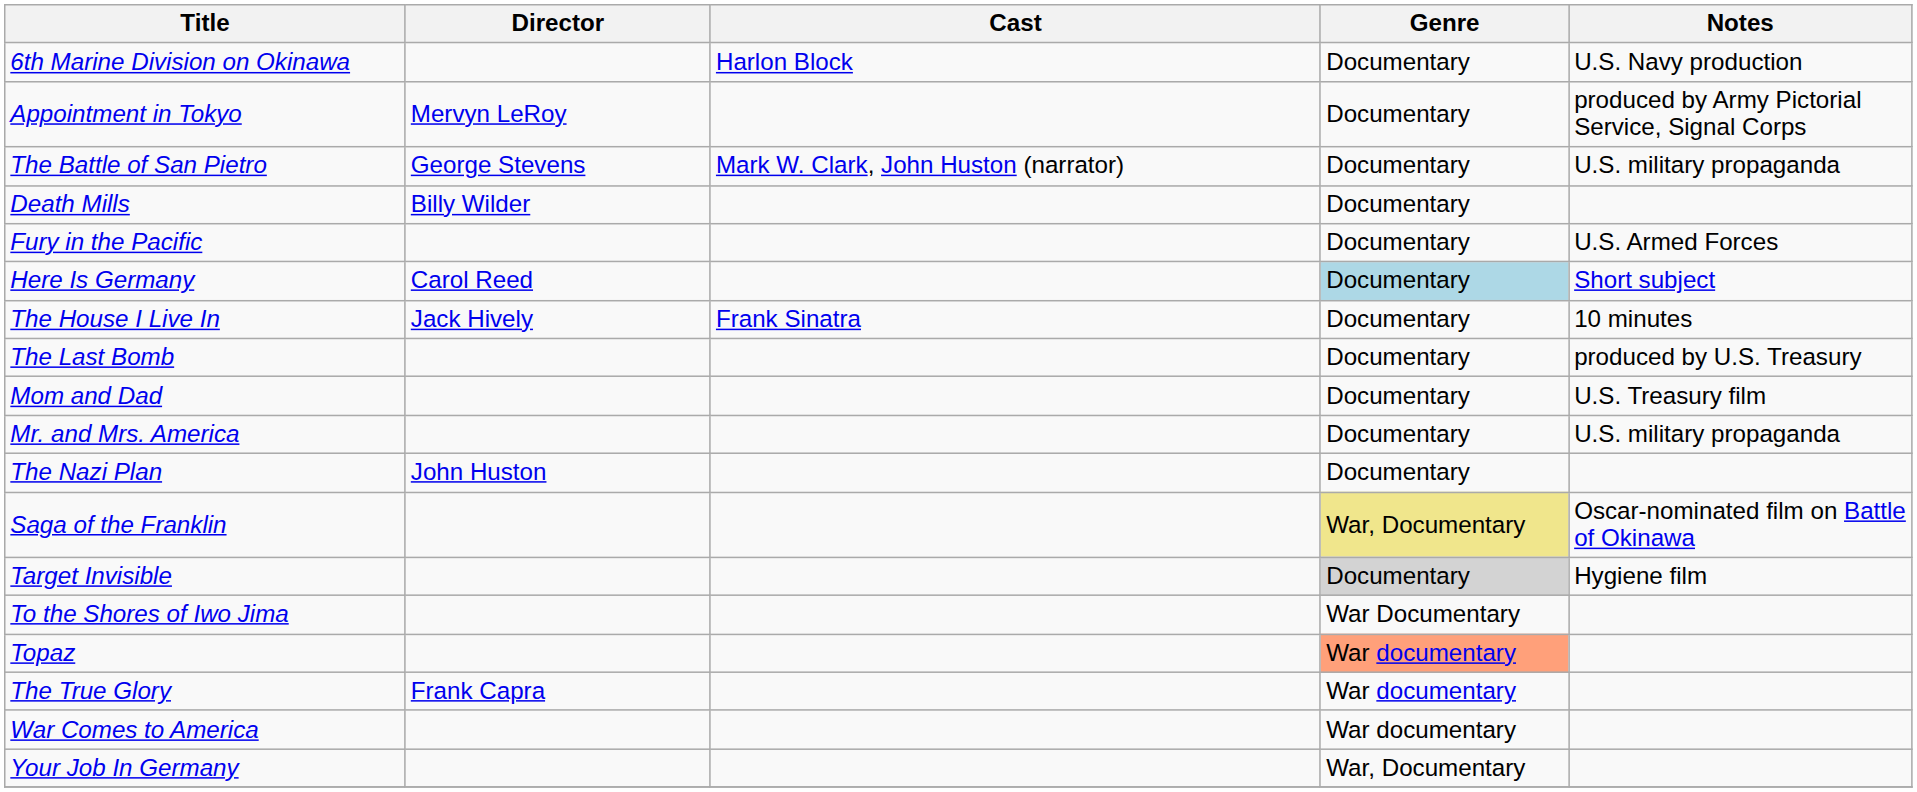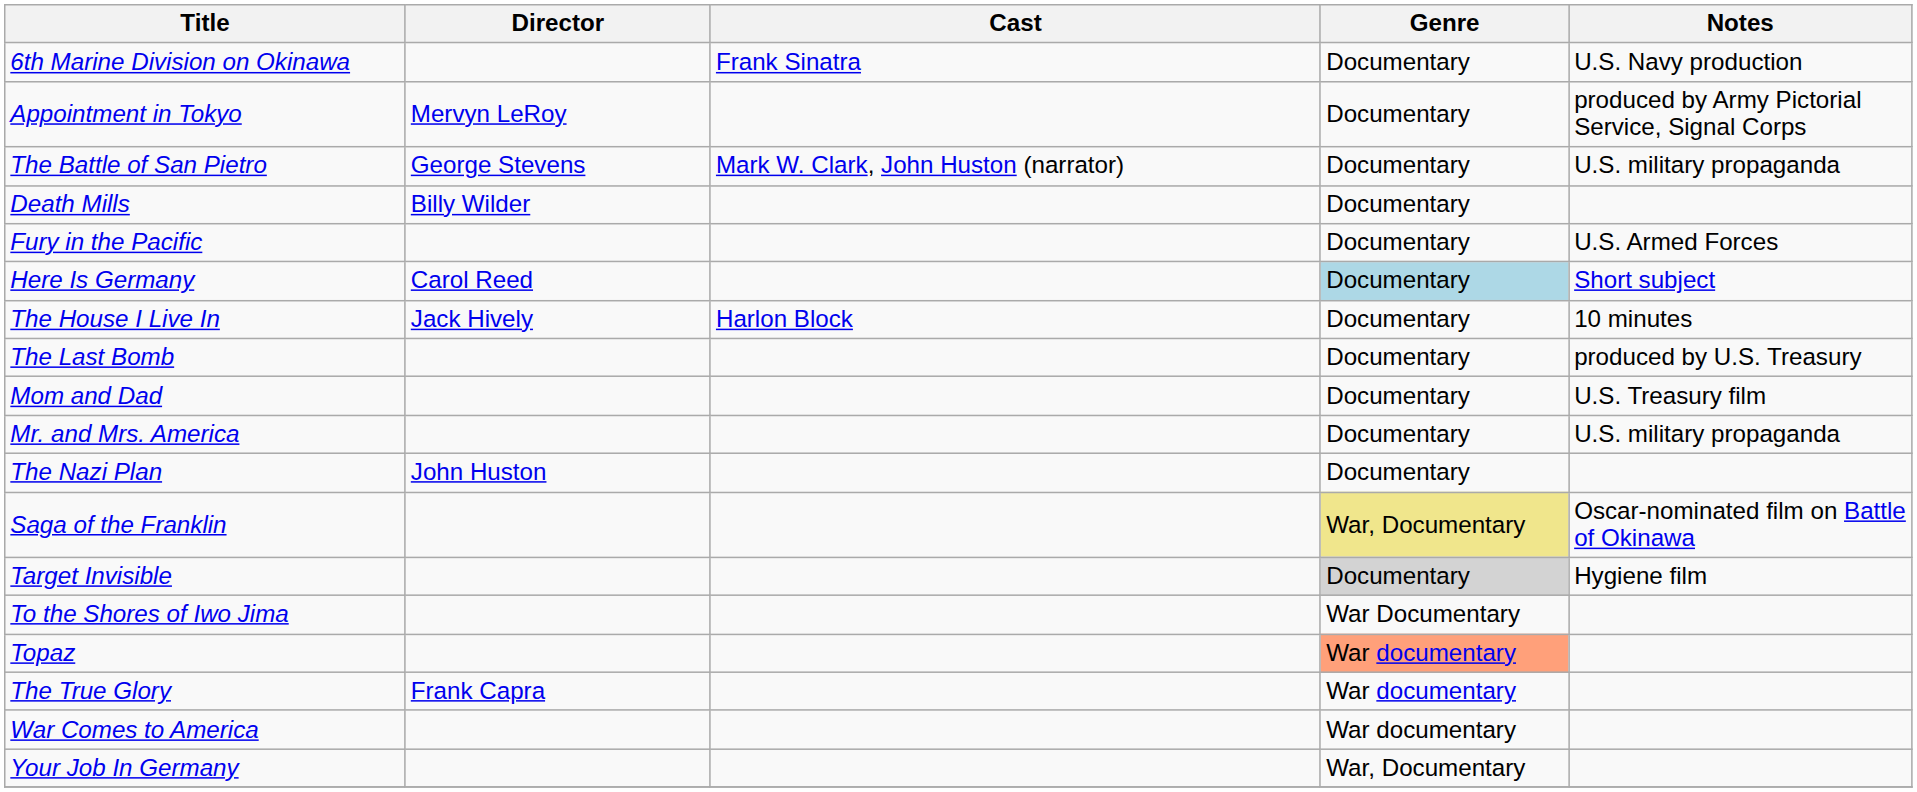(784, 61) Harlon Block -> (788, 61) Frank Sinatra
(788, 319) Frank Sinatra -> (784, 319) Harlon Block
